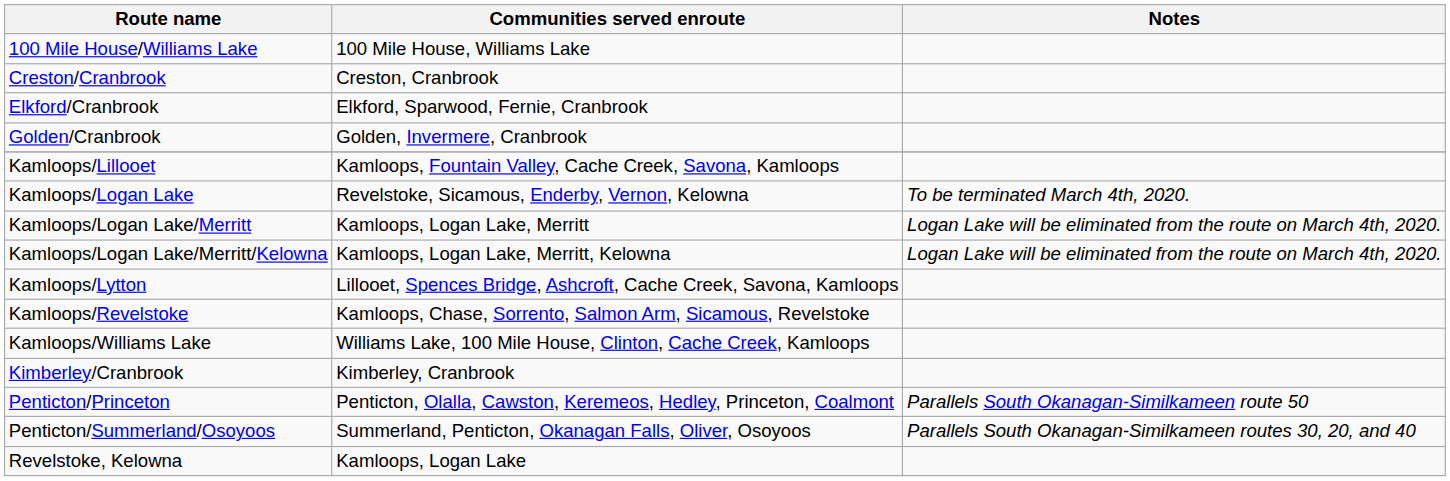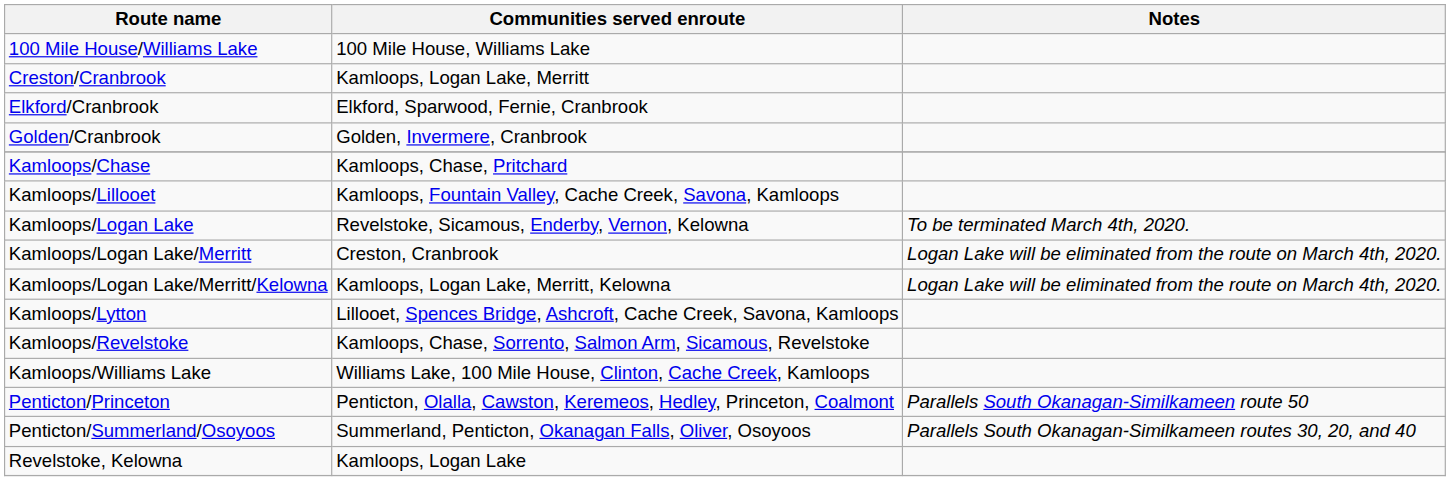(417, 78) Creston, Cranbrook -> (463, 78) Kamloops, Logan Lake, Merritt
+ row: (80, 166)
(463, 225) Kamloops, Logan Lake, Merritt -> (417, 254) Creston, Cranbrook
- row: (96, 372)
